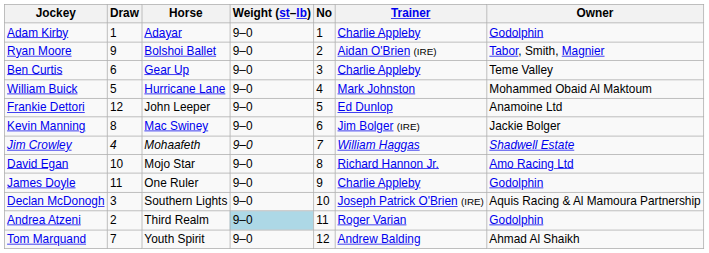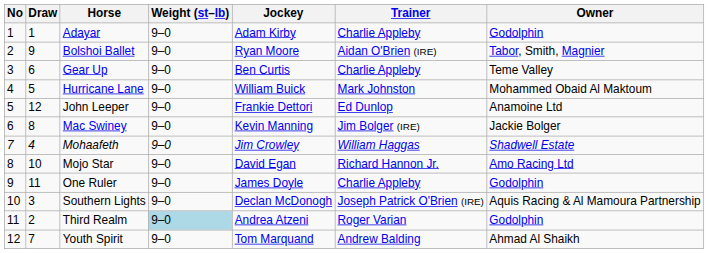columns swapped: (324, 13) <-> (56, 13)
